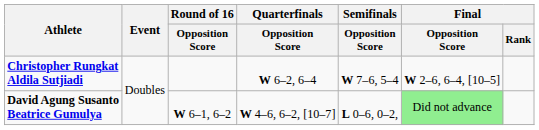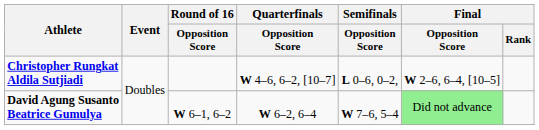(288, 80) W 6–2, 6–4 -> (288, 80) W 4–6, 6–2, [10–7]
(370, 80) W 7–6, 5–4 -> (370, 80) L 0–6, 0–2,
(288, 114) W 4–6, 6–2, [10–7] -> (288, 114) W 6–2, 6–4
(370, 114) L 0–6, 0–2, -> (370, 114) W 7–6, 5–4
